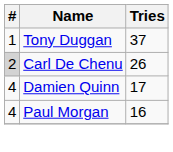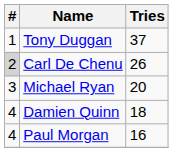+ row: (69, 87)
(138, 87) 17 -> (138, 111) 18
